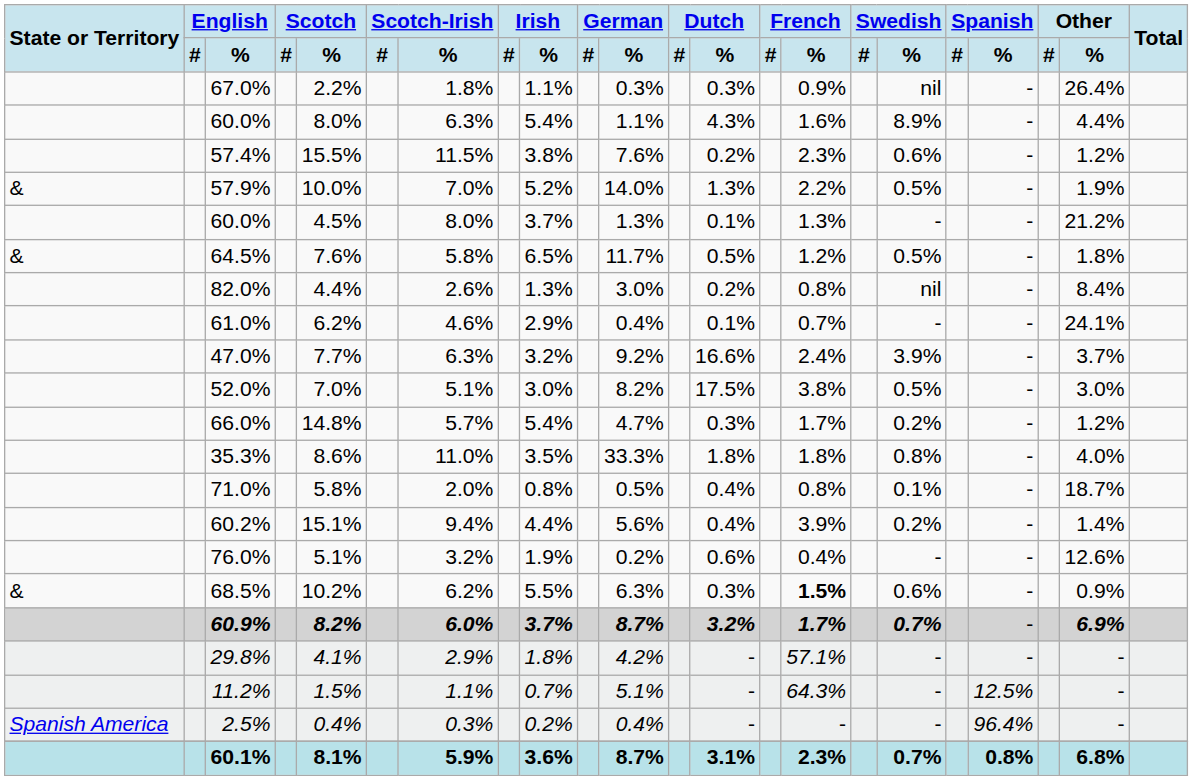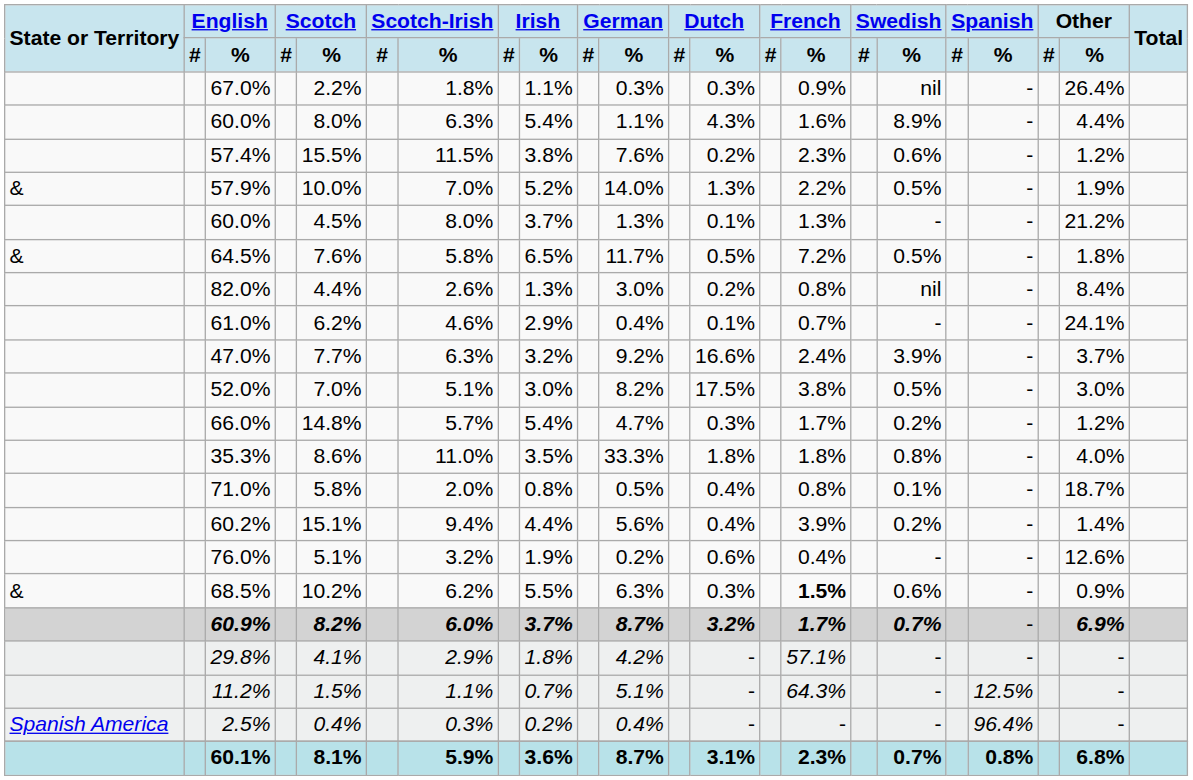(822, 255) 1.2% -> (822, 255) 7.2%
